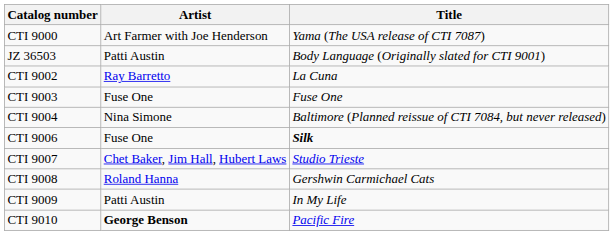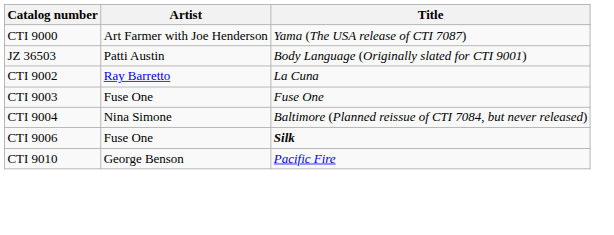- row: (32, 158)
- row: (32, 179)
- row: (32, 199)
(146, 220) bold -> (144, 158) normal
